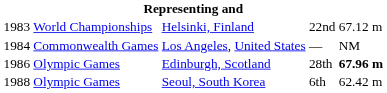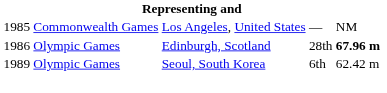- row: (208, 27)
(17, 45) 1984 -> (17, 27) 1985
(17, 82) 1988 -> (17, 63) 1989
